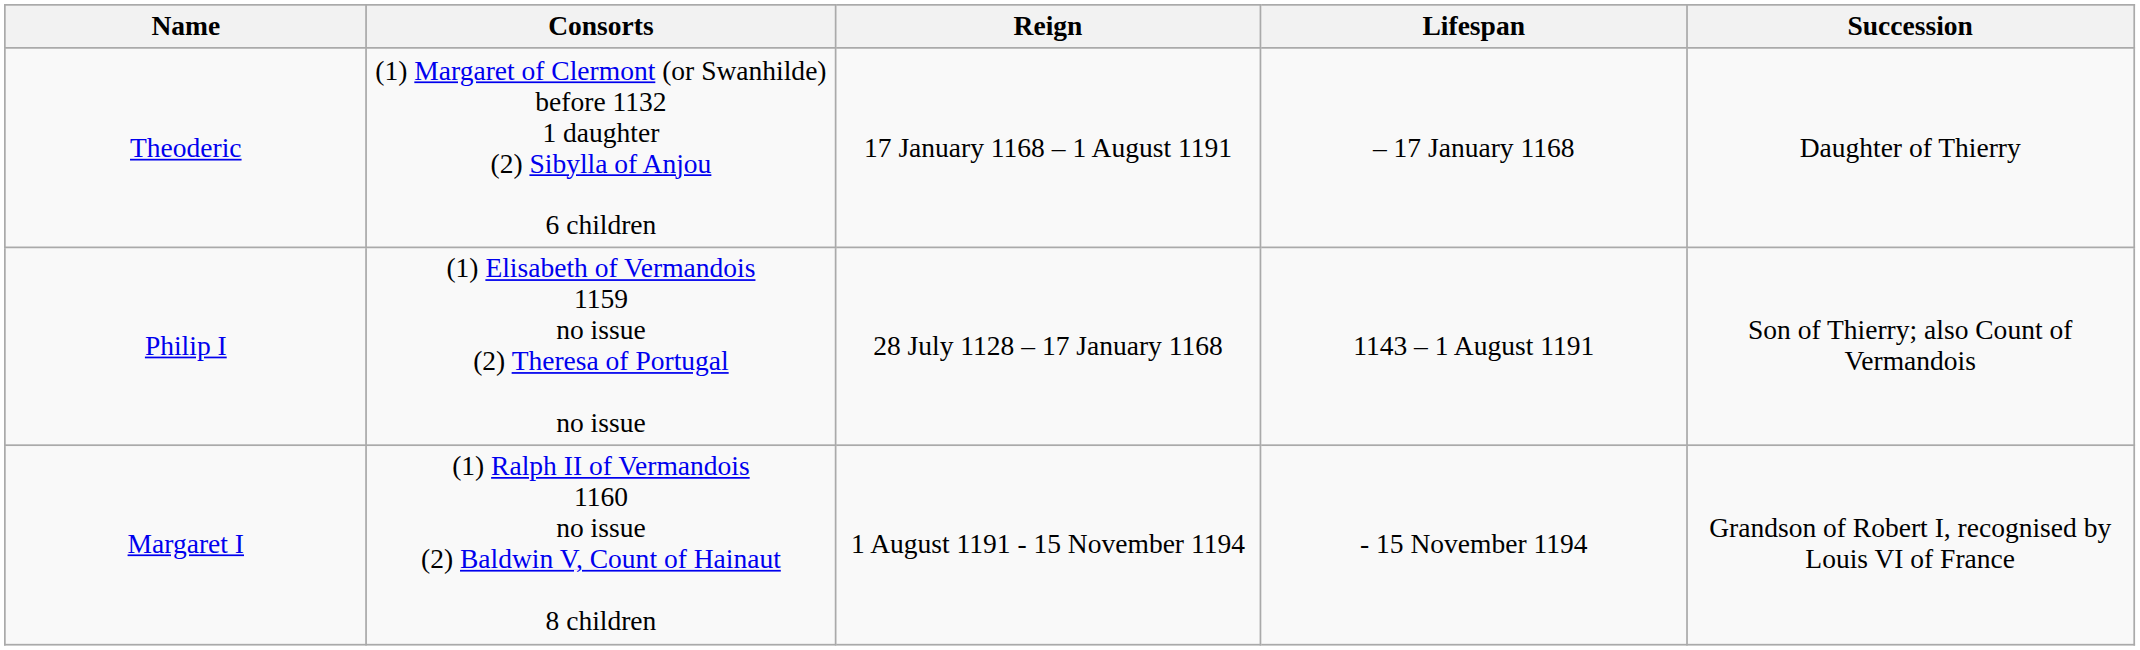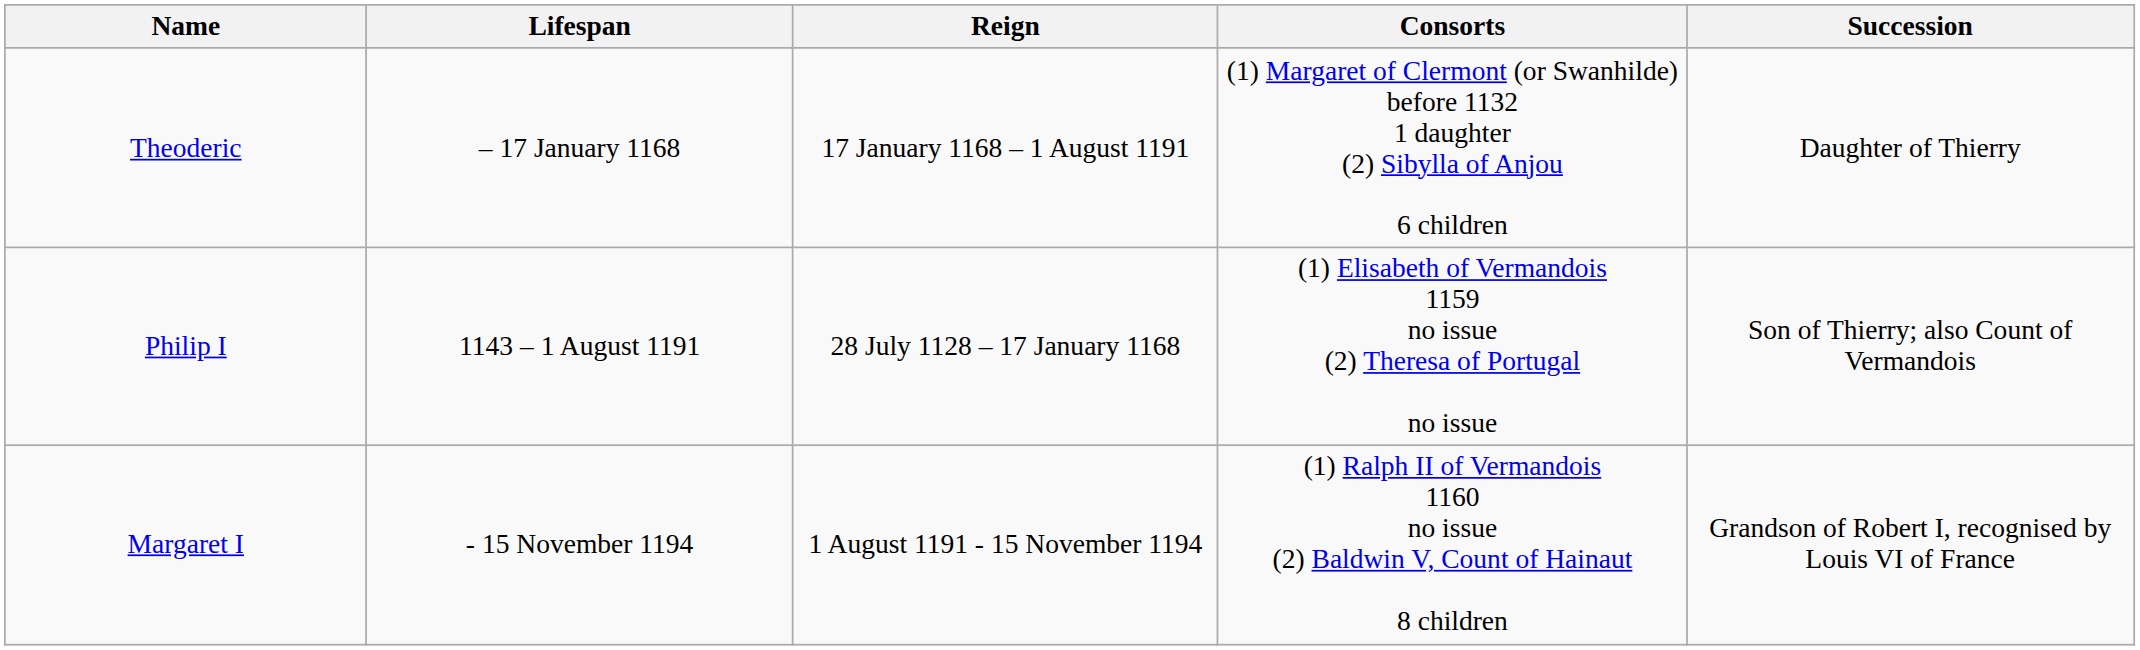columns swapped: (1474, 26) <-> (601, 26)
